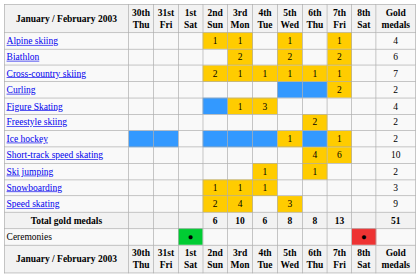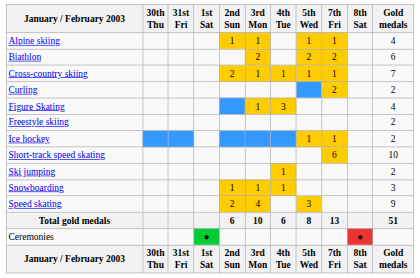- column: (315, 18)
